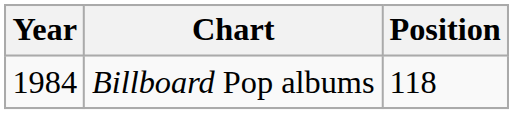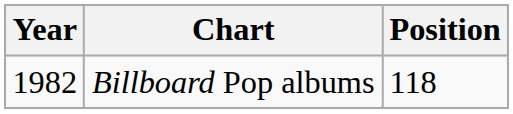(45, 81) 1984 -> (45, 81) 1982
